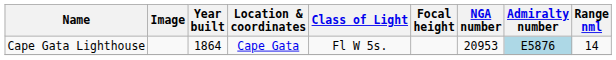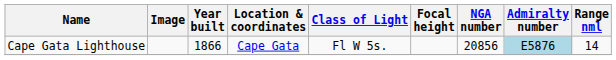(208, 46) 1864 -> (208, 46) 1866
(481, 46) 20953 -> (481, 46) 20856
